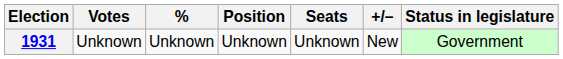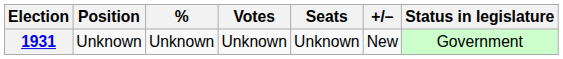columns swapped: (109, 16) <-> (254, 16)
